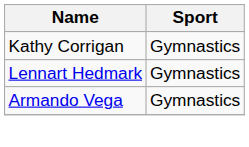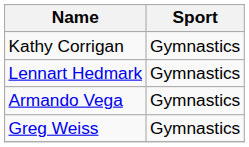+ row: (53, 127)
